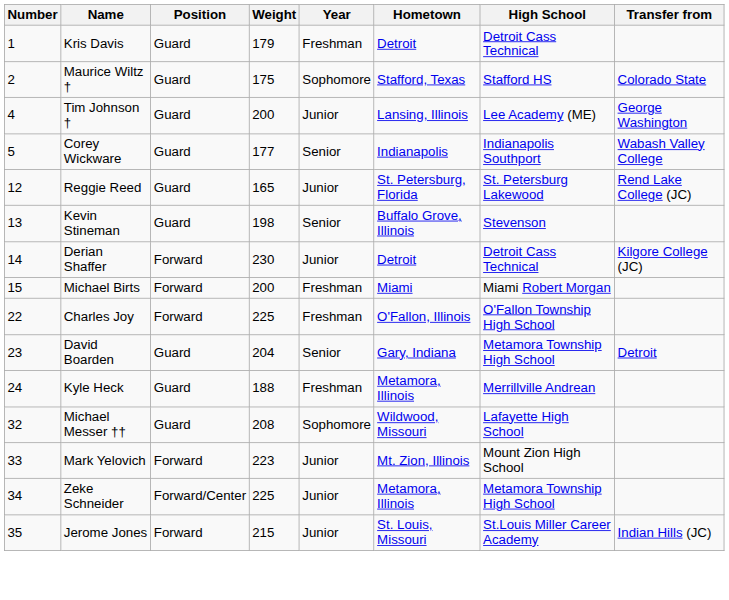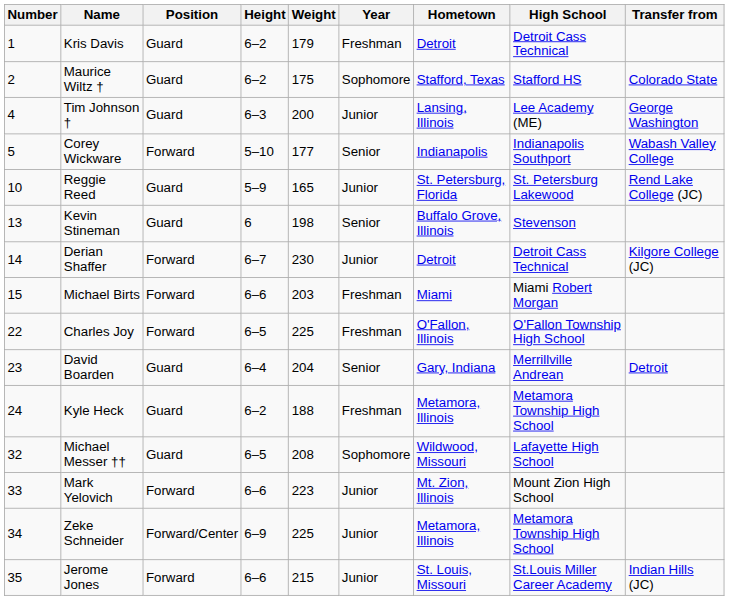+ column: (265, 15)
(172, 151) Guard -> (170, 151) Forward
(15, 187) 12 -> (15, 187) 10
(263, 288) 200 -> (303, 295) 203
(542, 352) Metamora Township High School -> (543, 367) Merrillville Andrean
(539, 388) Merrillville Andrean -> (556, 411) Metamora Township High School
